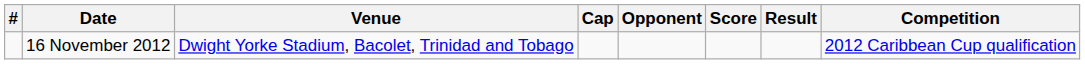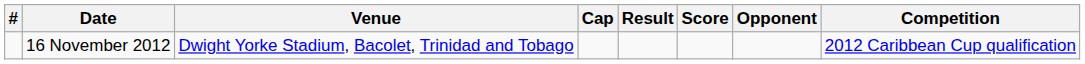columns swapped: (662, 18) <-> (791, 18)
